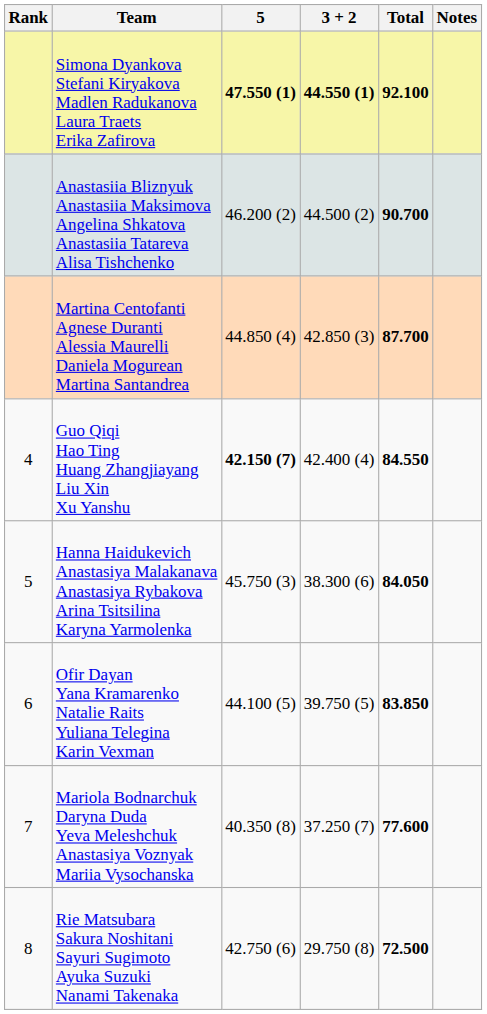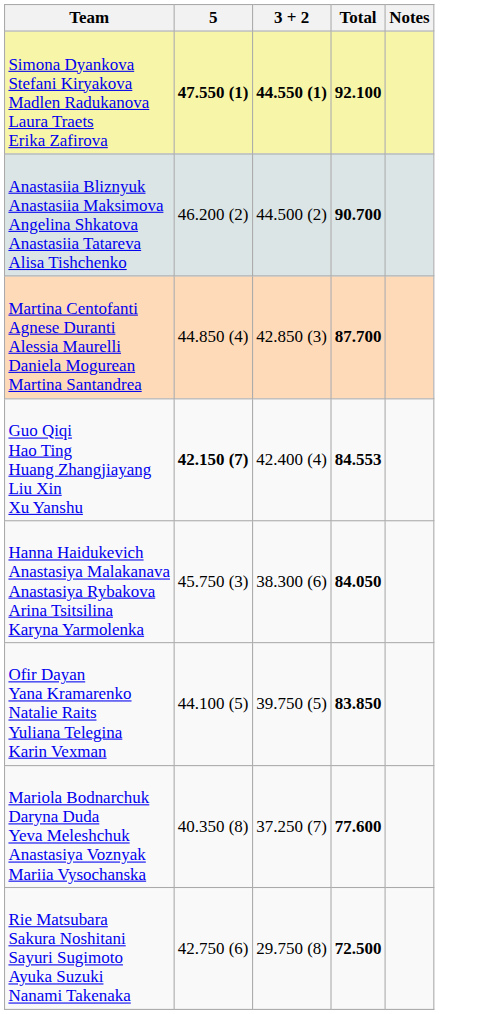- column: (28, 17)
(405, 459) 84.550 -> (358, 459) 84.553
